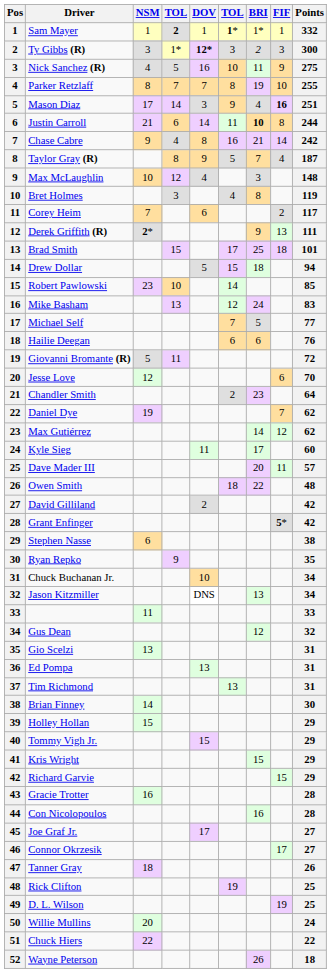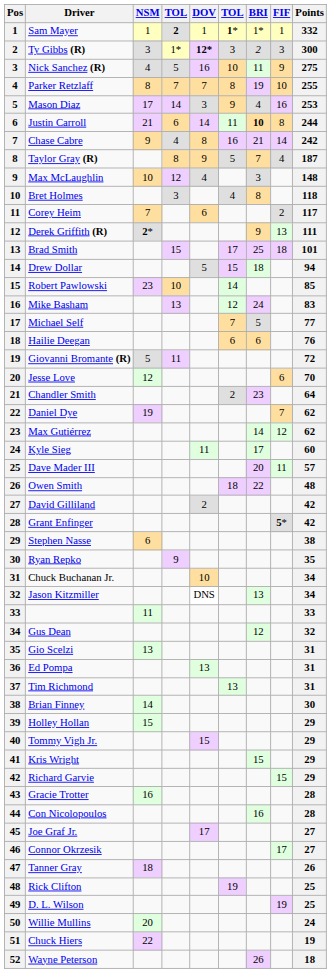(282, 104) bold -> (282, 104) normal
(310, 104) 251 -> (310, 104) 253
(310, 195) 119 -> (310, 195) 118
(310, 941) 22 -> (310, 941) 19
